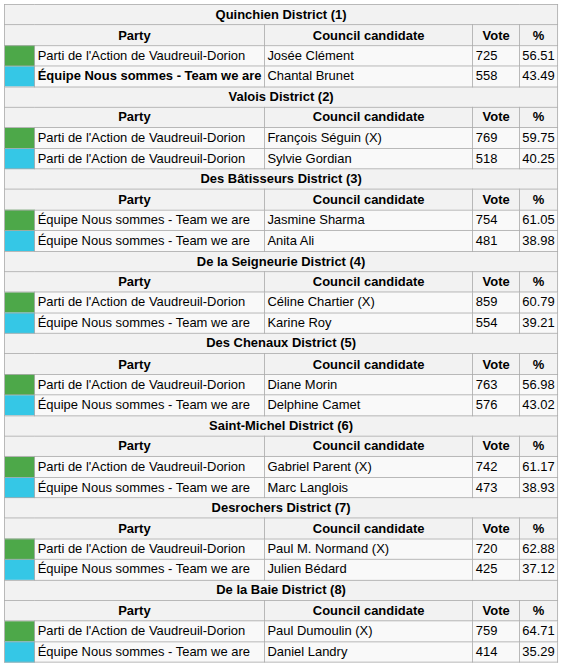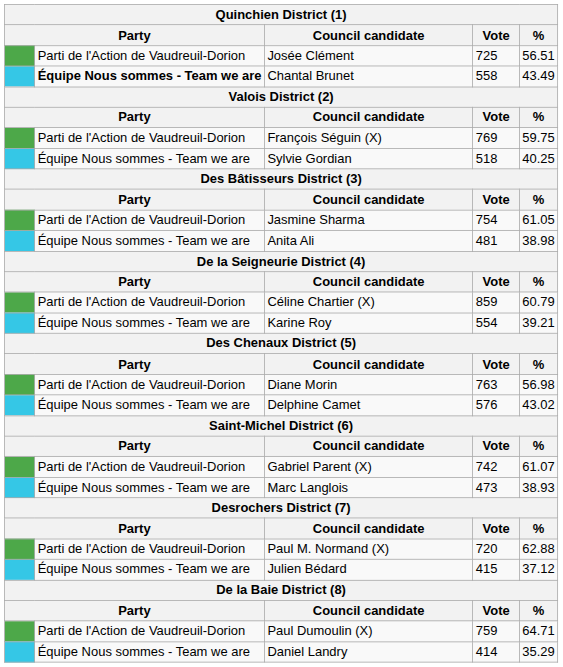(141, 158) Parti de l'Action de Vaudreuil-Dorion -> (144, 158) Équipe Nous sommes - Team we are
(144, 220) Équipe Nous sommes - Team we are -> (141, 220) Parti de l'Action de Vaudreuil-Dorion
(539, 466) 61.17 -> (539, 466) 61.07
(487, 569) 425 -> (487, 569) 415
